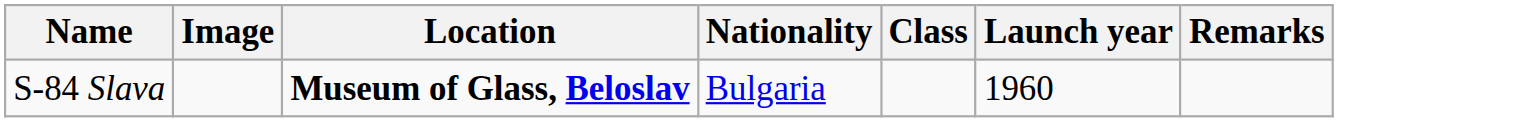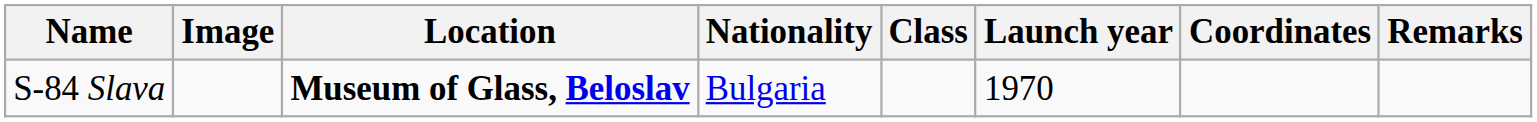+ column: (1280, 32)
(1019, 87) 1960 -> (1019, 87) 1970
